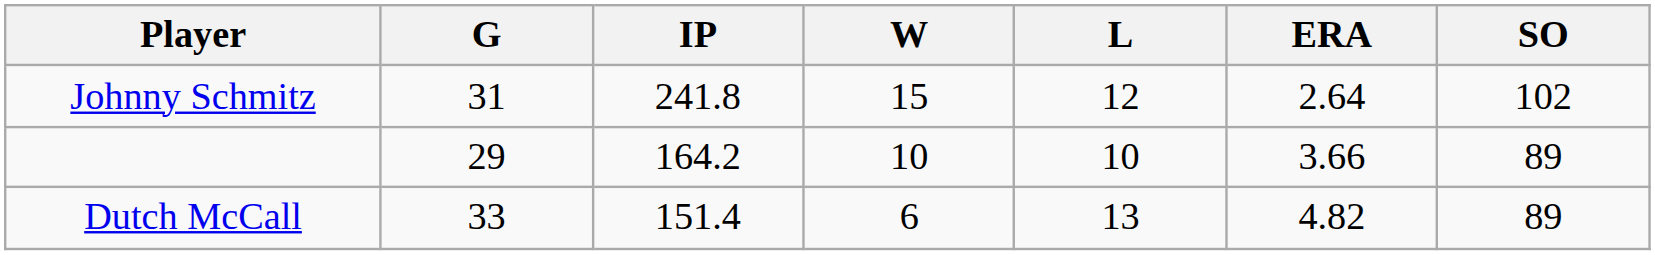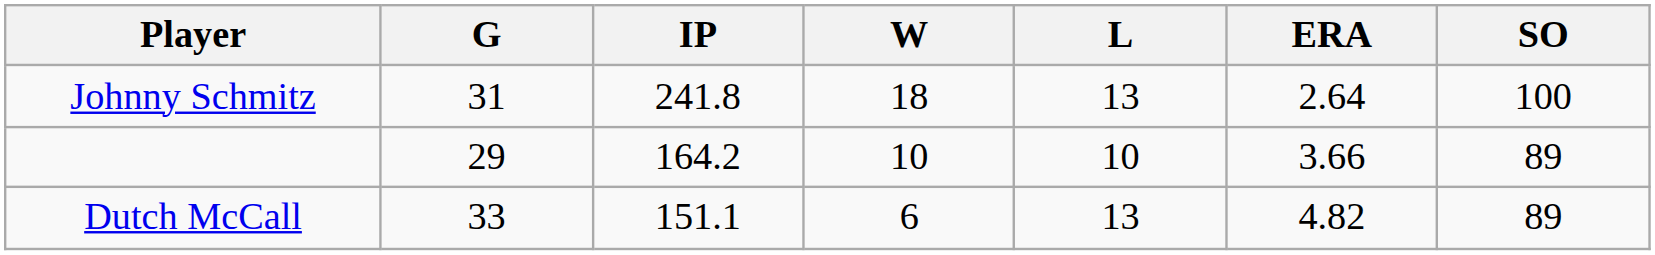(909, 95) 15 -> (909, 95) 18
(1121, 95) 12 -> (1121, 95) 13
(1543, 95) 102 -> (1543, 95) 100
(698, 216) 151.4 -> (698, 216) 151.1
